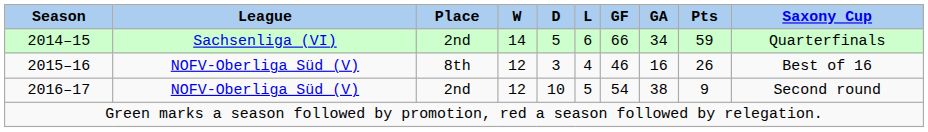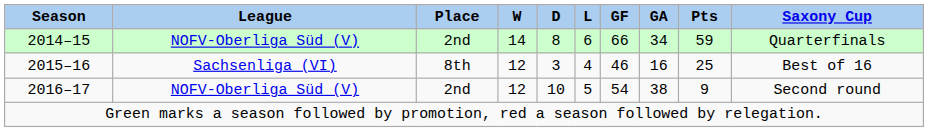(265, 41) Sachsenliga (VI) -> (265, 41) NOFV-Oberliga Süd (V)
(556, 41) 5 -> (556, 41) 8
(265, 65) NOFV-Oberliga Süd (V) -> (265, 65) Sachsenliga (VI)
(705, 65) 26 -> (705, 65) 25
